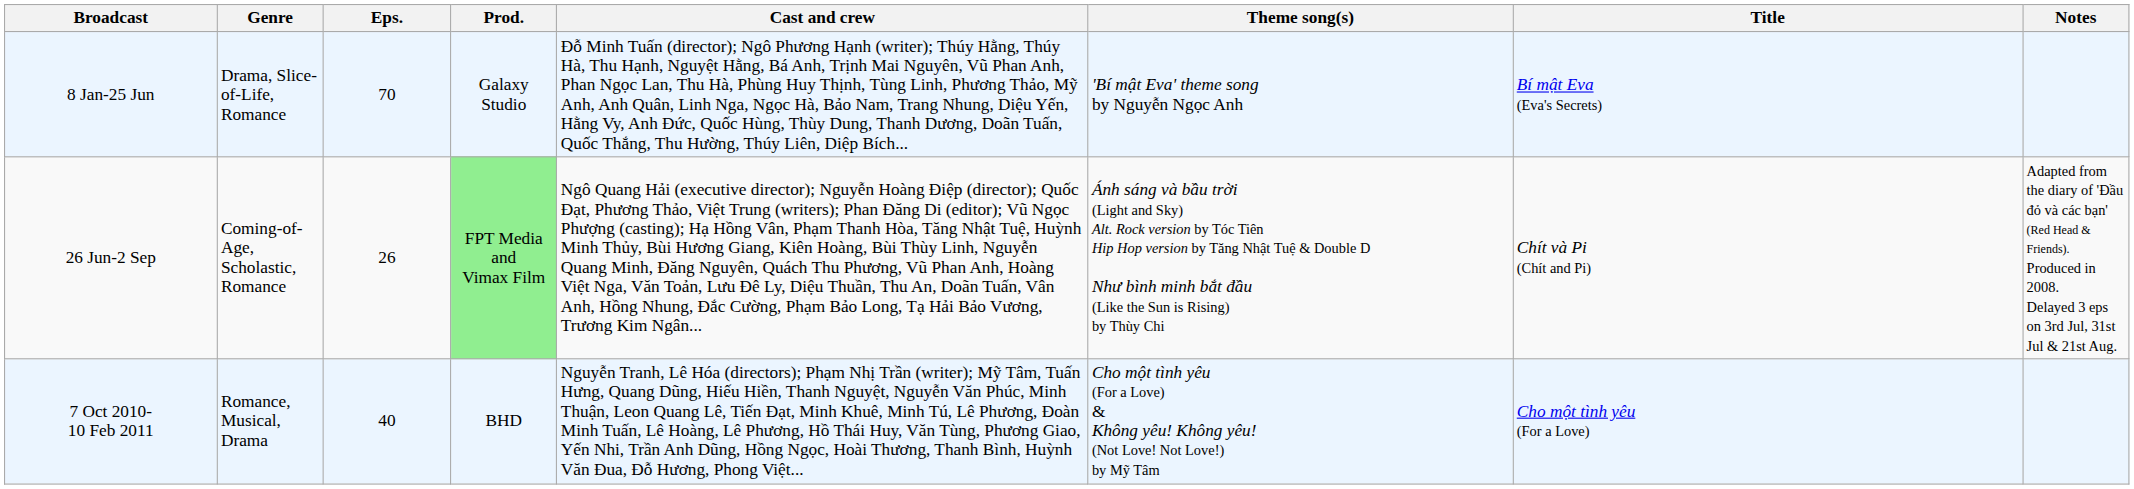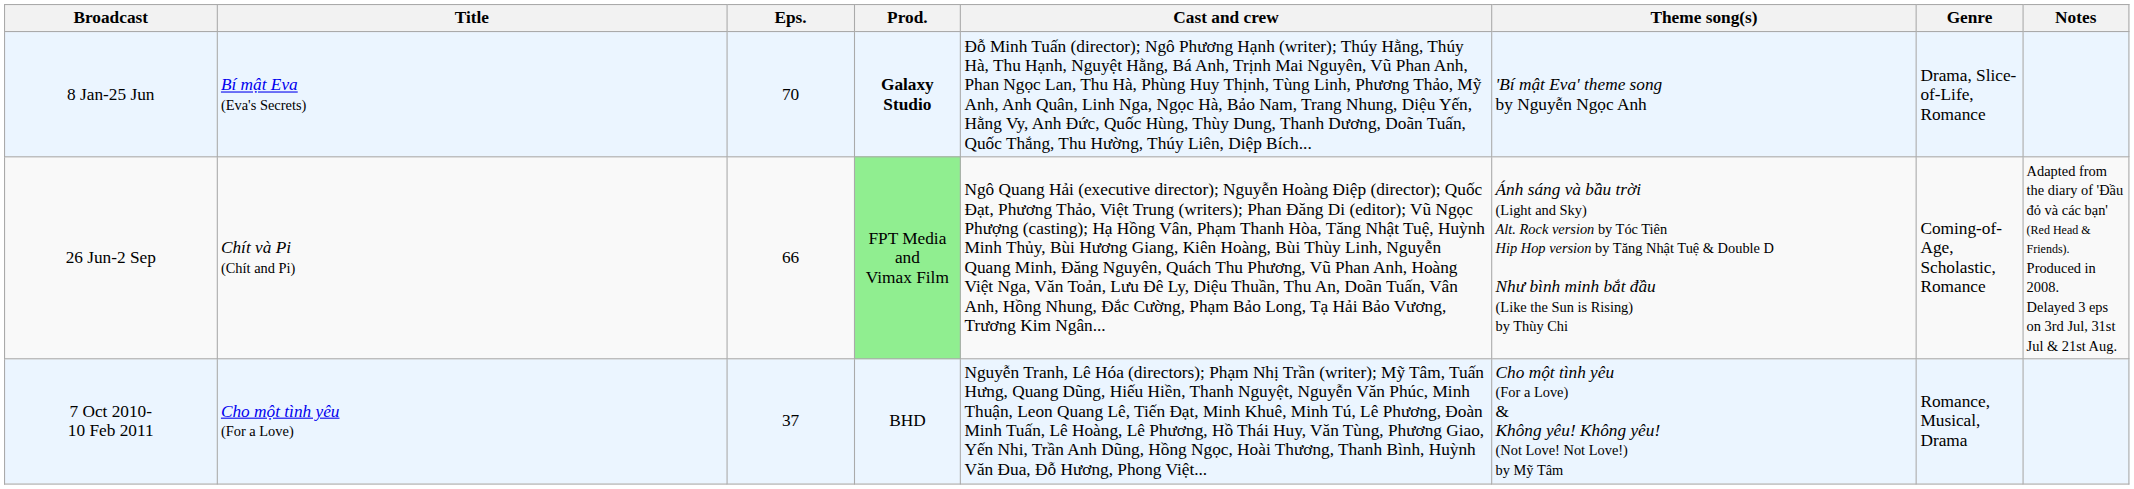columns swapped: (1768, 18) <-> (270, 18)
(504, 94) normal -> (907, 94) bold
(387, 257) 26 -> (791, 257) 66
(387, 421) 40 -> (791, 421) 37
